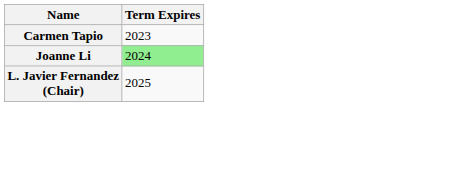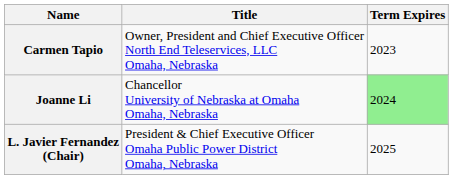+ column: (245, 14)
